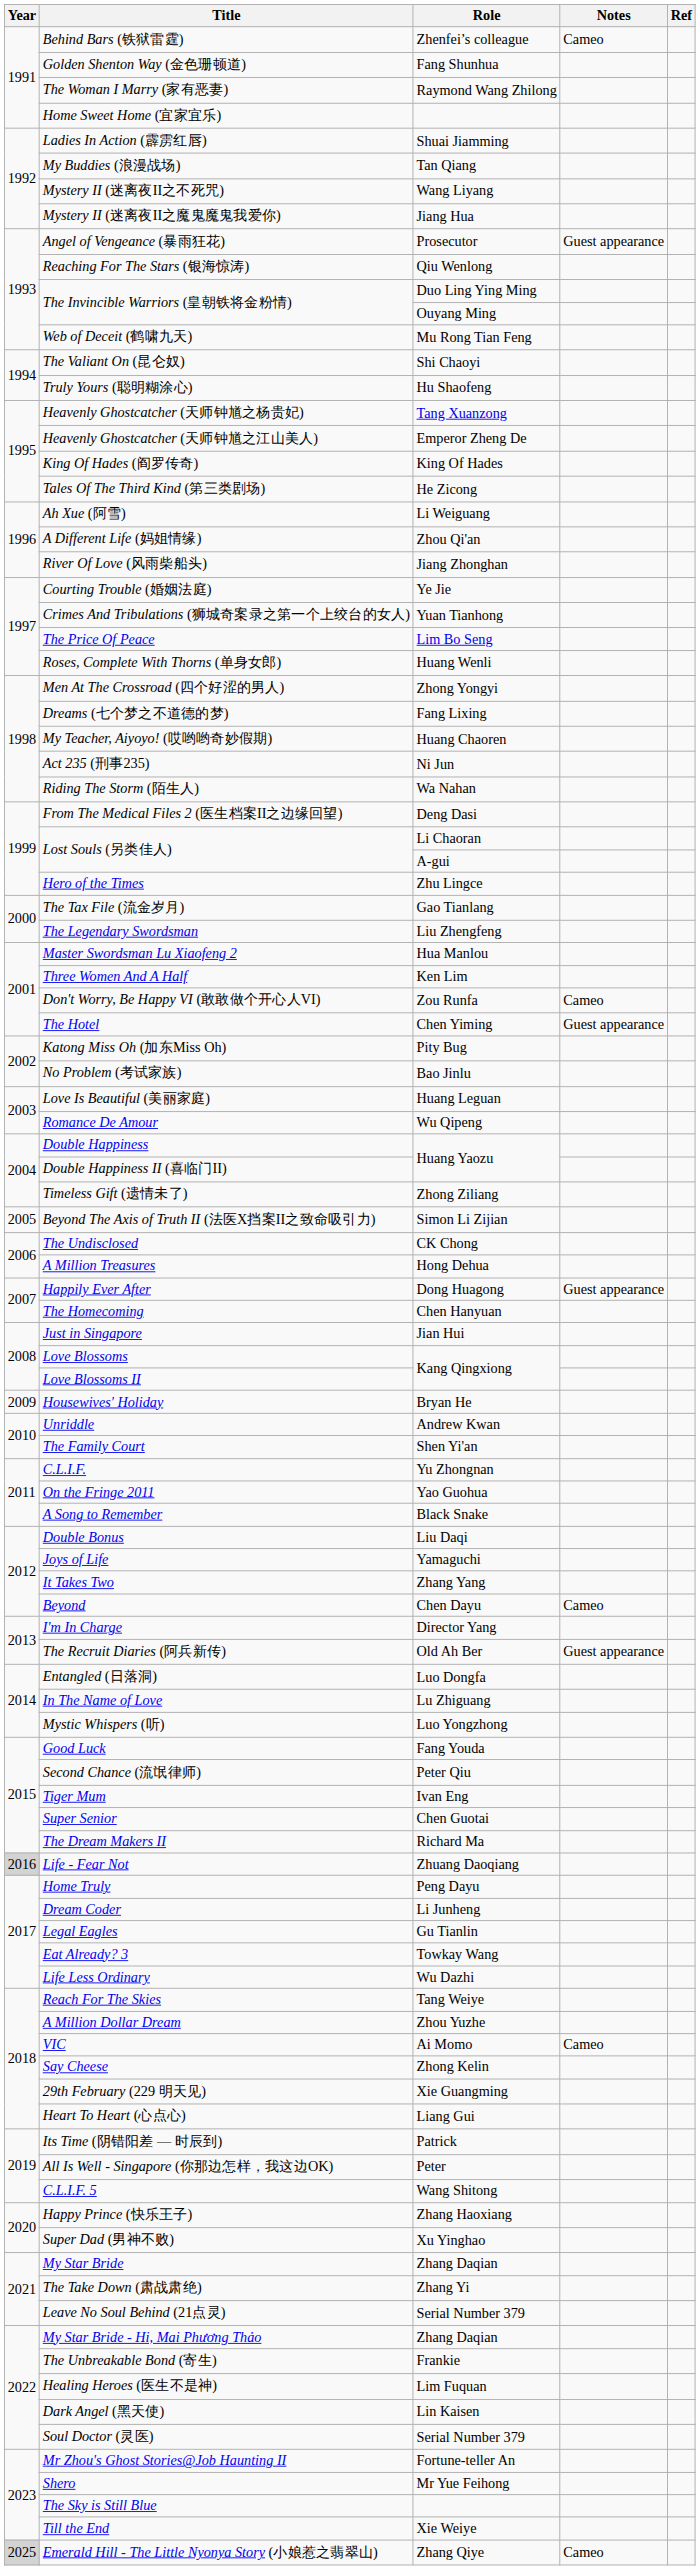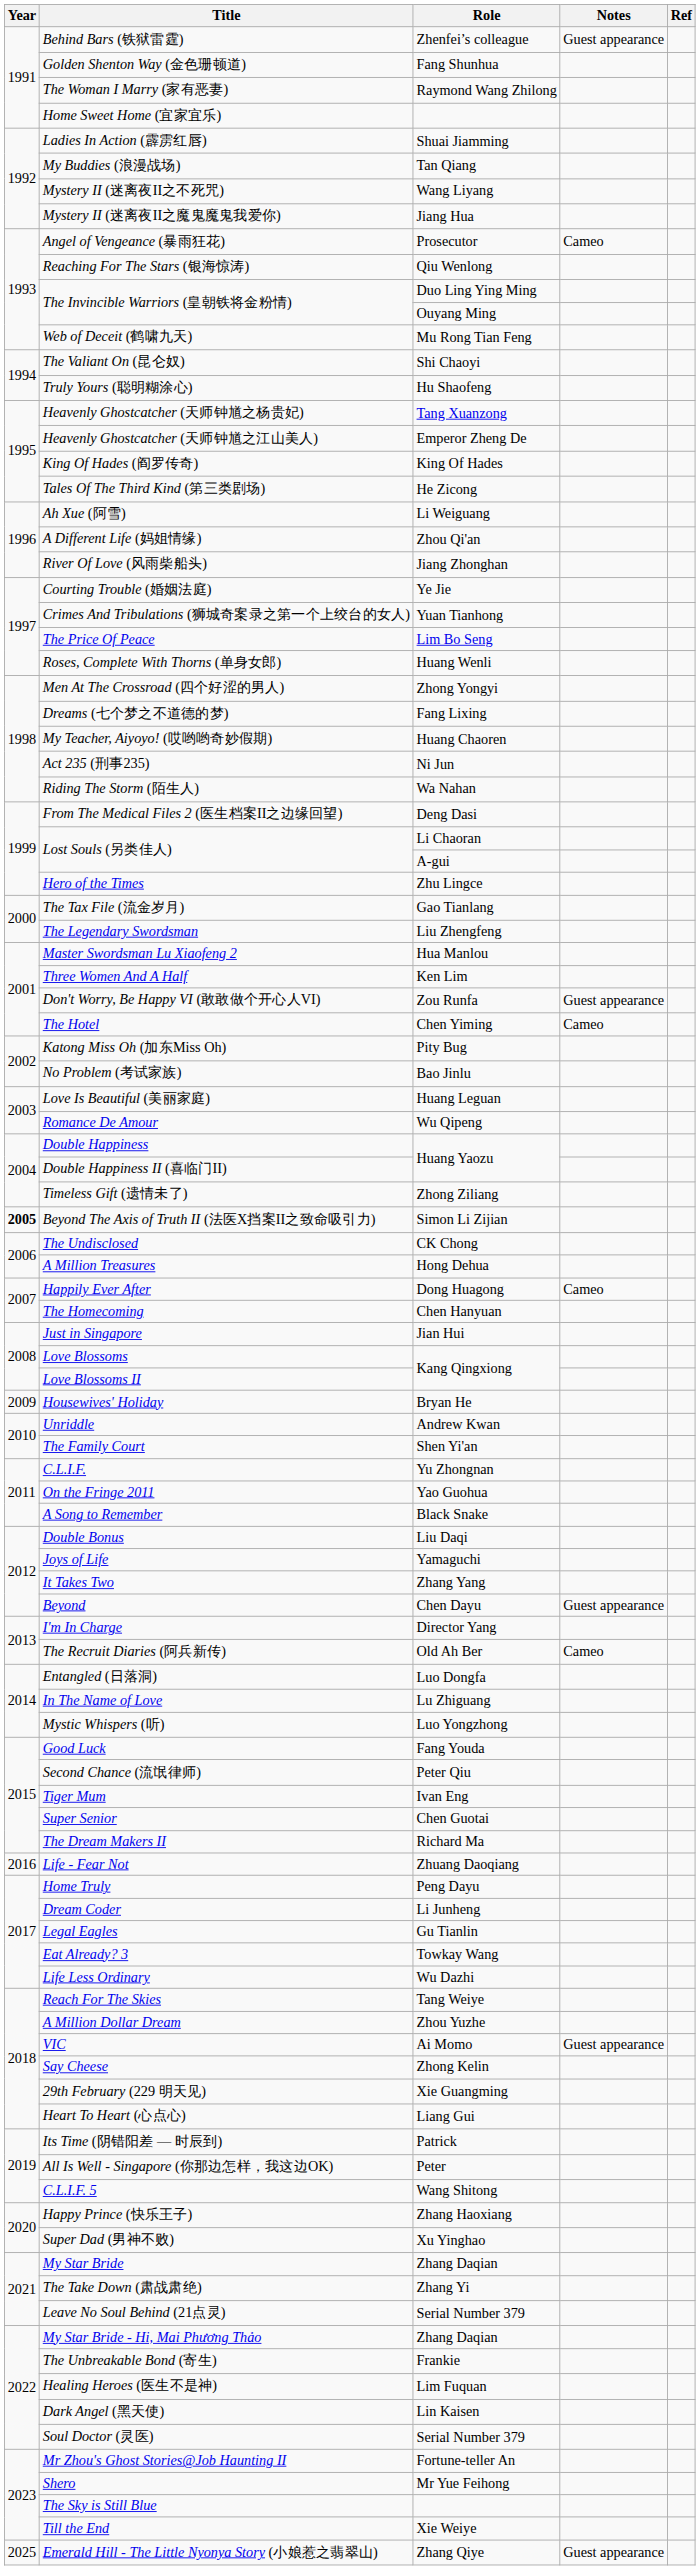(583, 39) Cameo -> (614, 39) Guest appearance
(614, 241) Guest appearance -> (583, 241) Cameo
(583, 1000) Cameo -> (614, 1000) Guest appearance
(614, 1024) Guest appearance -> (583, 1024) Cameo
(22, 1219) normal -> (22, 1219) bold
(614, 1288) Guest appearance -> (583, 1288) Cameo
(583, 1605) Cameo -> (614, 1605) Guest appearance
(614, 1651) Guest appearance -> (583, 1651) Cameo
(22, 1864) lightgrey background -> (22, 1864) no background
(583, 2044) Cameo -> (614, 2044) Guest appearance
(22, 2552) lightgrey background -> (22, 2552) no background
(583, 2552) Cameo -> (614, 2552) Guest appearance
